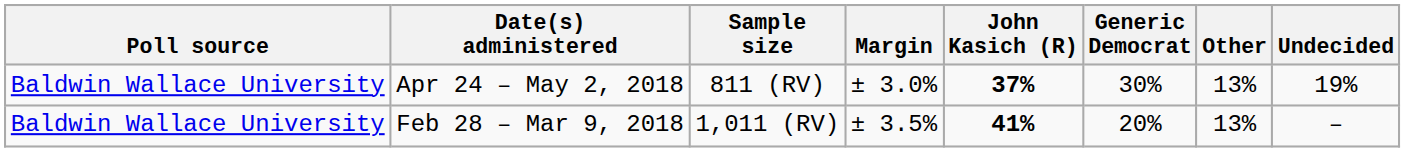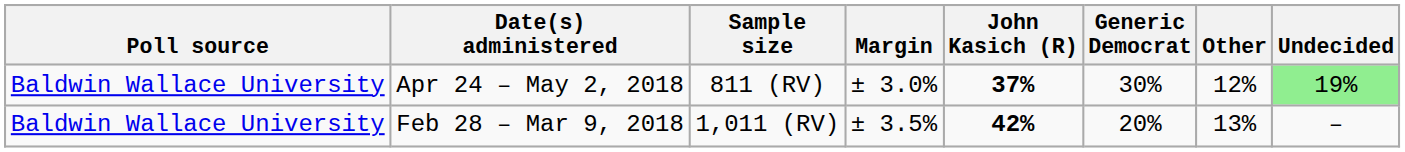(1235, 85) 13% -> (1235, 85) 12%
(1336, 85) no background -> (1336, 85) lightgreen background
(1013, 125) 41% -> (1013, 125) 42%
